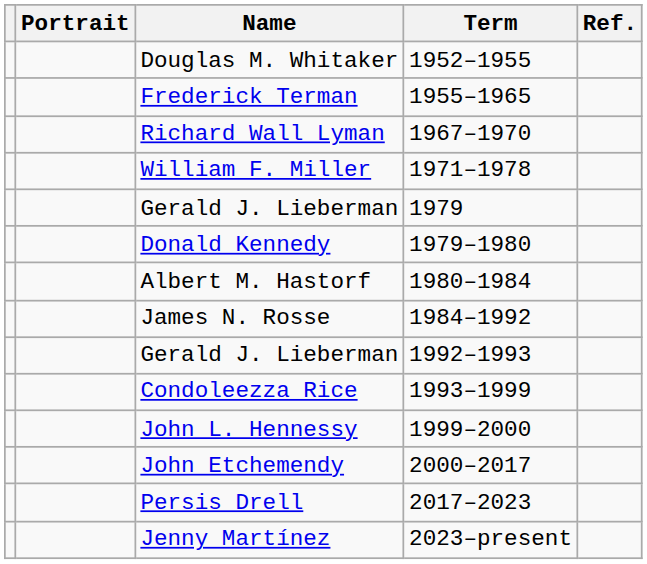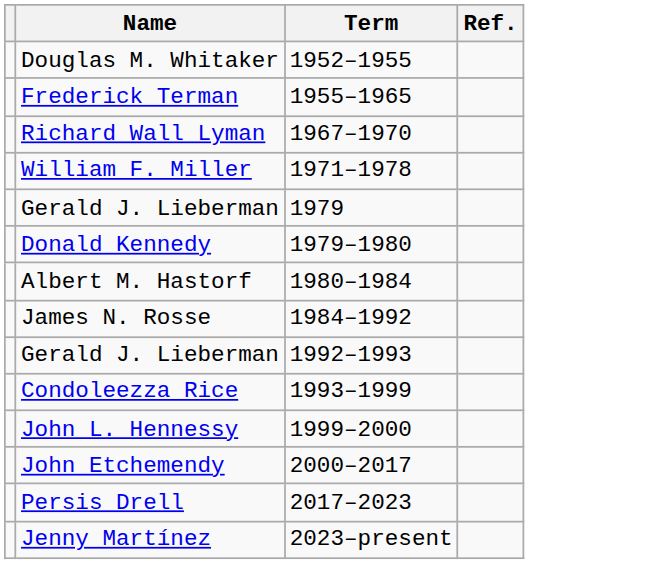- column: (75, 23)
